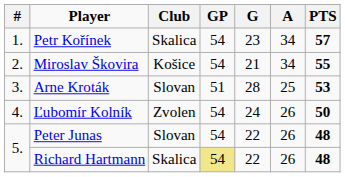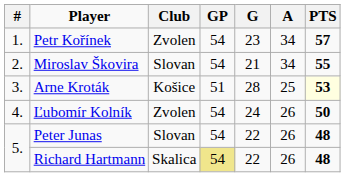(174, 40) Skalica -> (174, 40) Zvolen
(174, 64) Košice -> (174, 64) Slovan
(174, 87) Slovan -> (174, 87) Košice
(323, 87) no background -> (323, 87) lightyellow background
